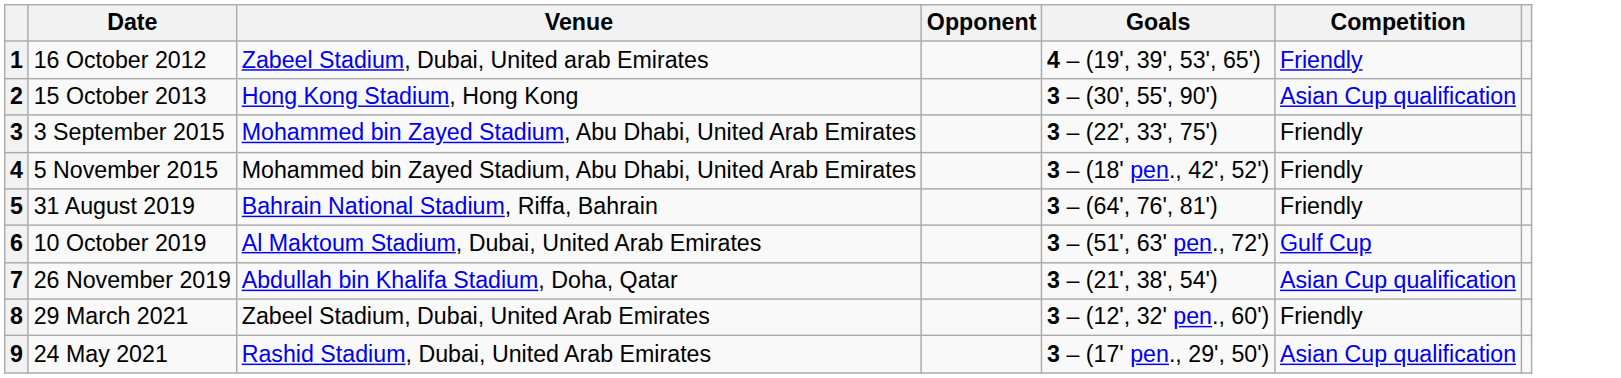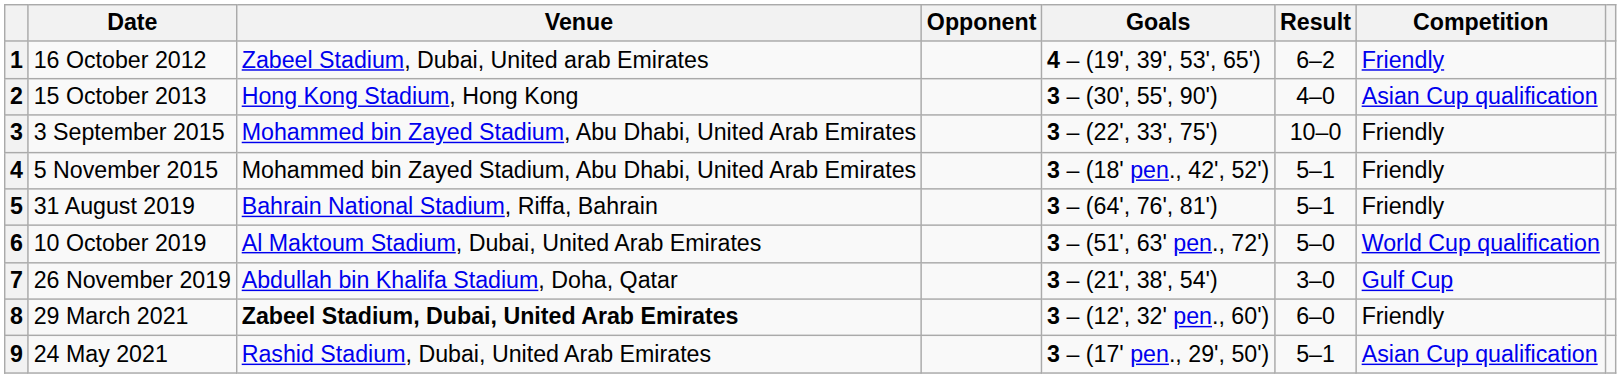+ column: (1316, 22)
(1326, 243) Gulf Cup -> (1481, 243) World Cup qualification
(1398, 280) Asian Cup qualification -> (1407, 280) Gulf Cup
(476, 317) normal -> (490, 317) bold
